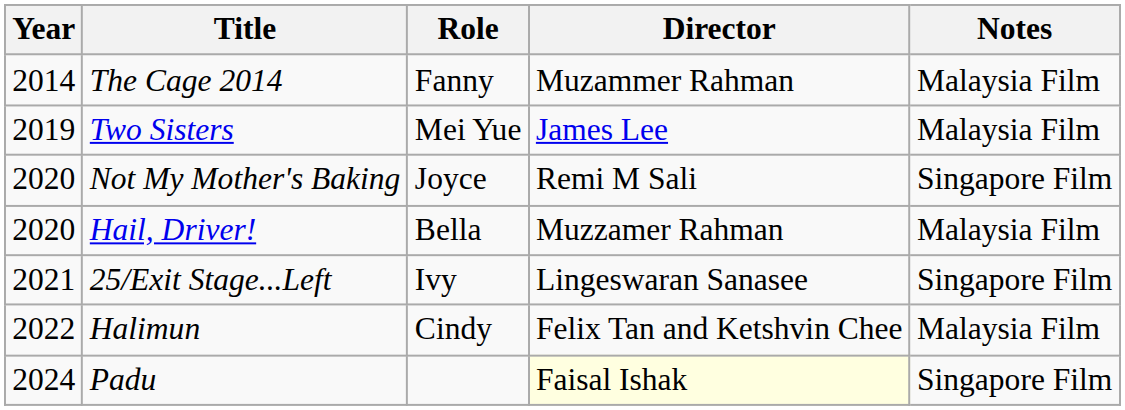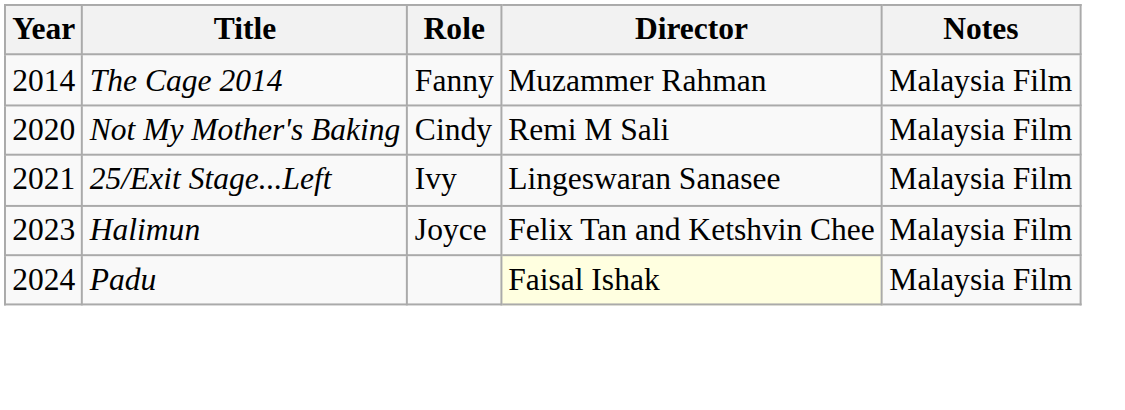- row: (162, 129)
(451, 179) Joyce -> (453, 129) Cindy
(1015, 179) Singapore Film -> (981, 129) Malaysia Film
- row: (173, 229)
(1015, 279) Singapore Film -> (981, 179) Malaysia Film
(44, 329) 2022 -> (44, 229) 2023
(453, 329) Cindy -> (451, 229) Joyce
(1015, 379) Singapore Film -> (981, 279) Malaysia Film
